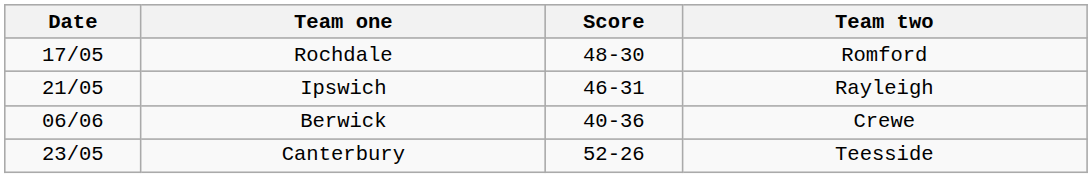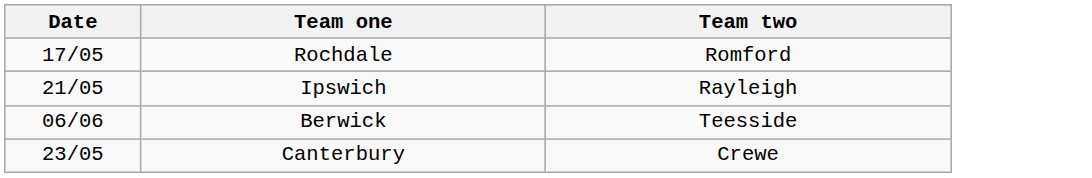- column: (614, 22)
(884, 122) Crewe -> (748, 122) Teesside
(884, 155) Teesside -> (748, 155) Crewe
